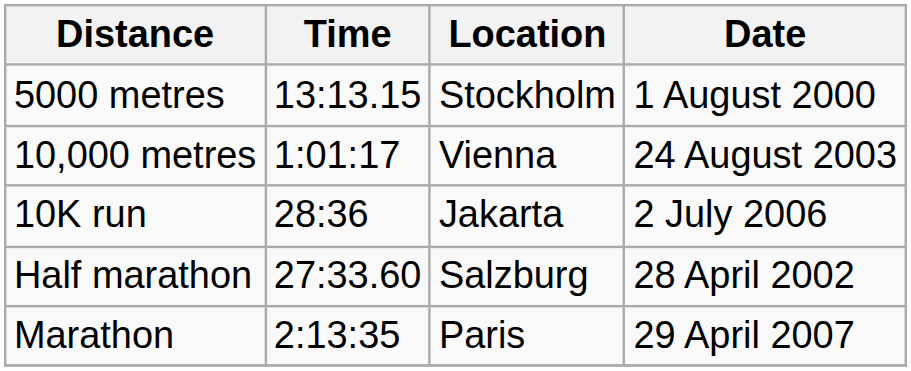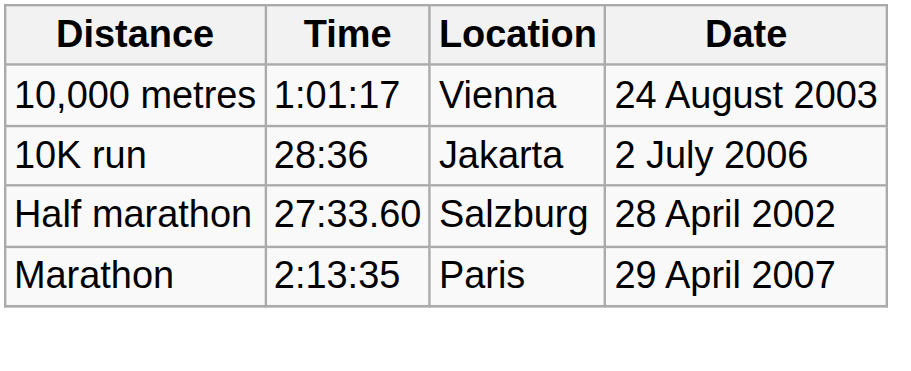- row: (119, 94)
